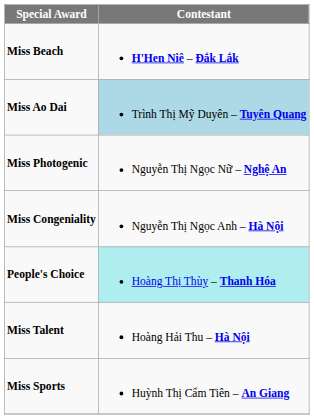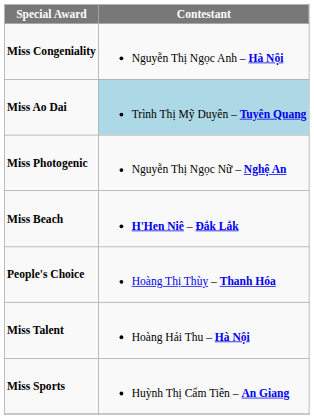rows swapped: (35, 51) <-> (51, 219)
(204, 282) paleturquoise background -> (204, 282) no background
